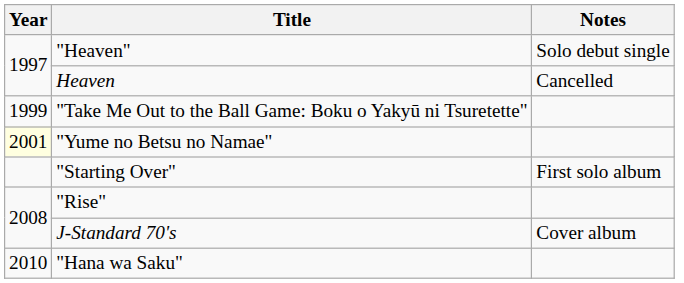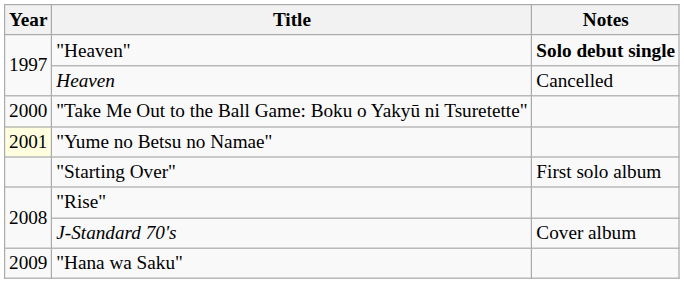(603, 50) normal -> (606, 50) bold
(28, 111) 1999 -> (28, 111) 2000
(28, 263) 2010 -> (28, 263) 2009
